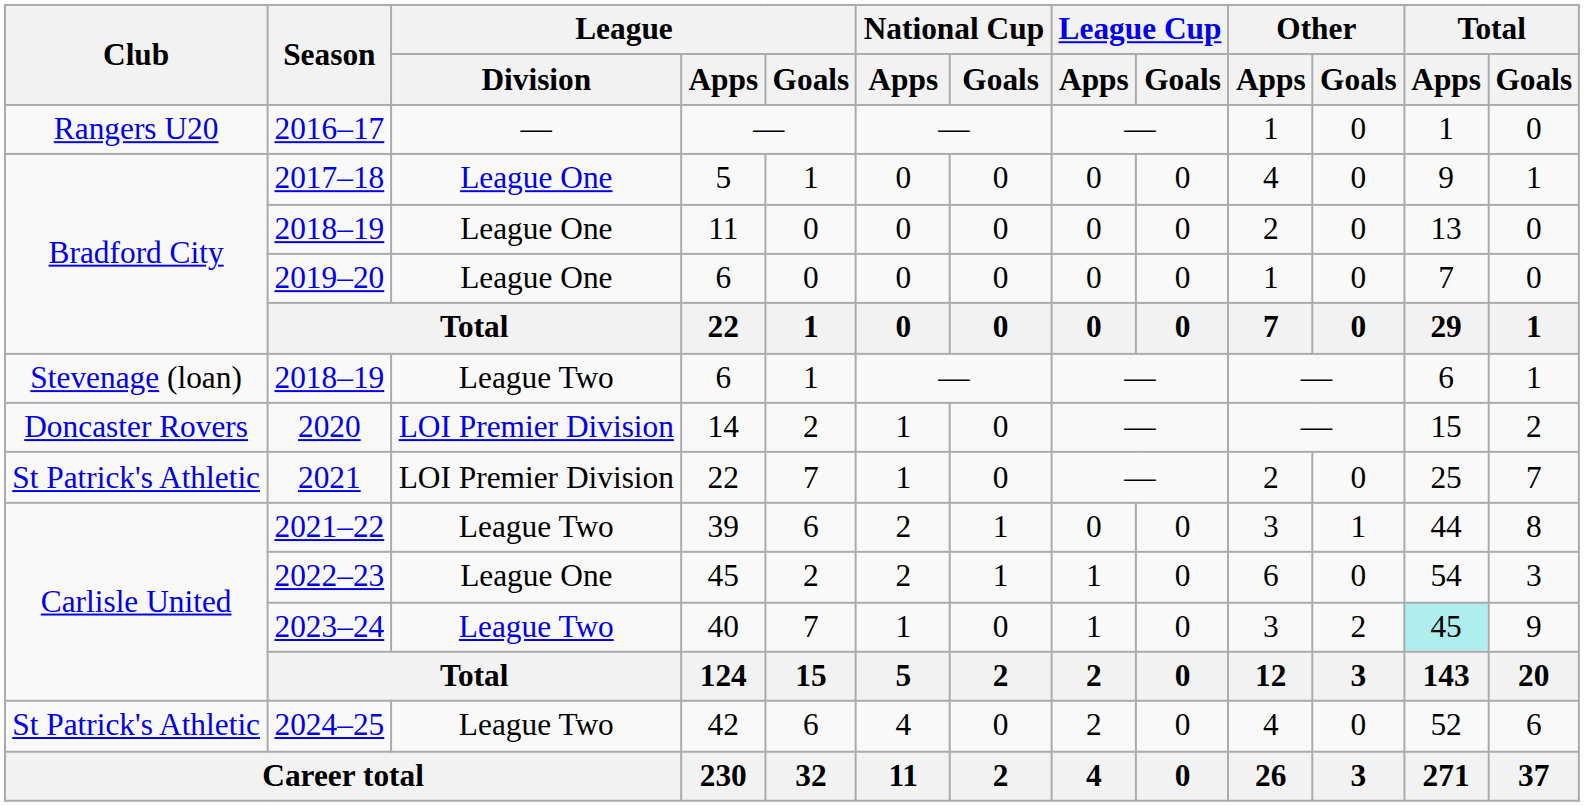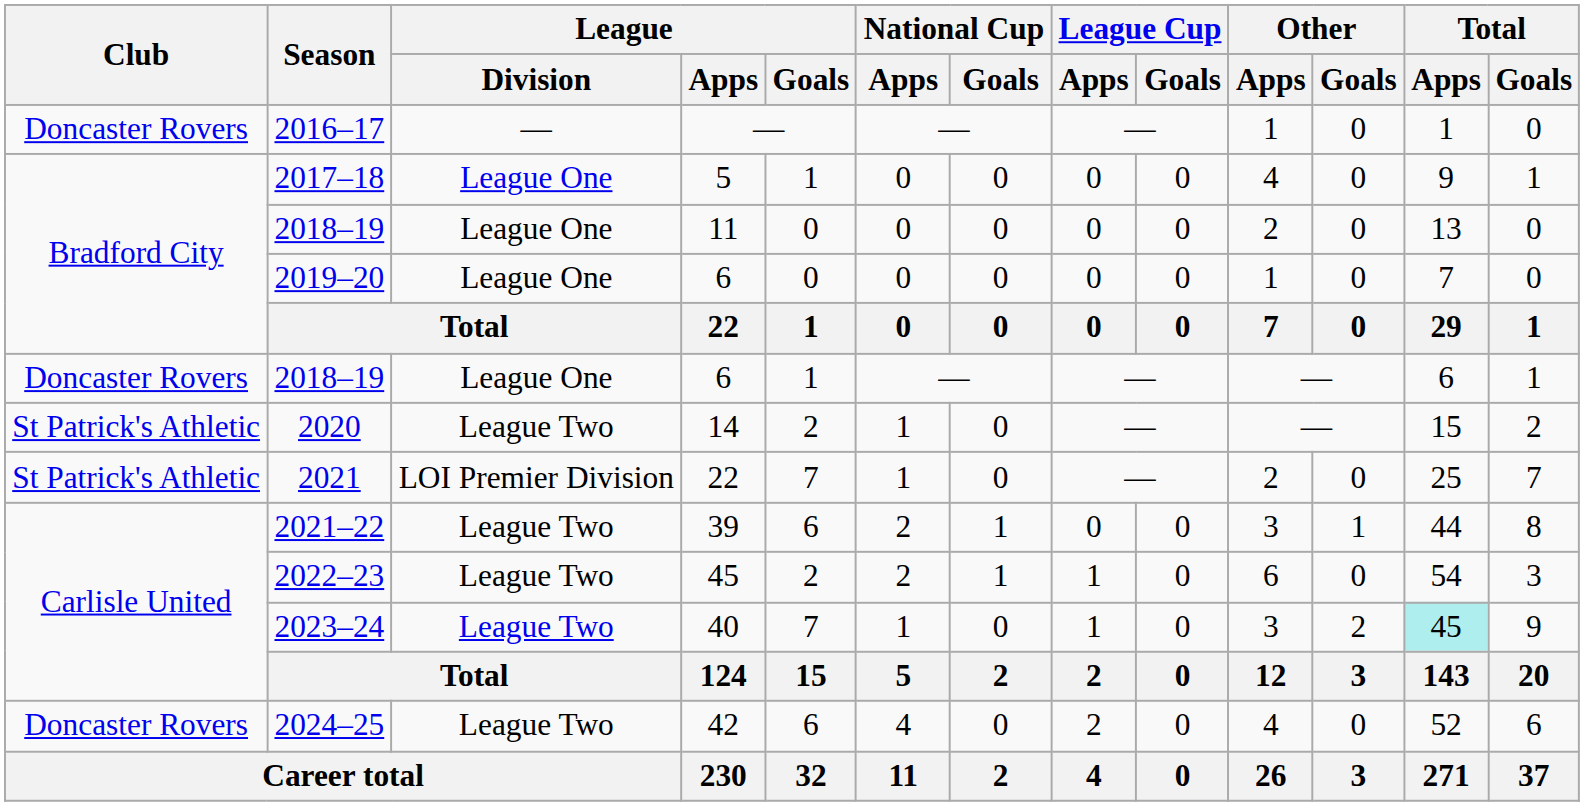(136, 128) Rangers U20 -> (136, 128) Doncaster Rovers
(136, 377) Stevenage (loan) -> (136, 377) Doncaster Rovers
(536, 377) League Two -> (536, 377) League One
(136, 427) Doncaster Rovers -> (136, 427) St Patrick's Athletic
(536, 427) LOI Premier Division -> (536, 427) League Two
(536, 576) League One -> (536, 576) League Two
(136, 725) St Patrick's Athletic -> (136, 725) Doncaster Rovers
